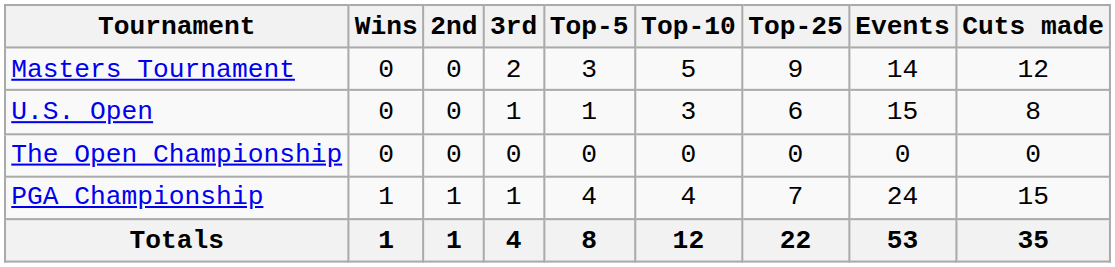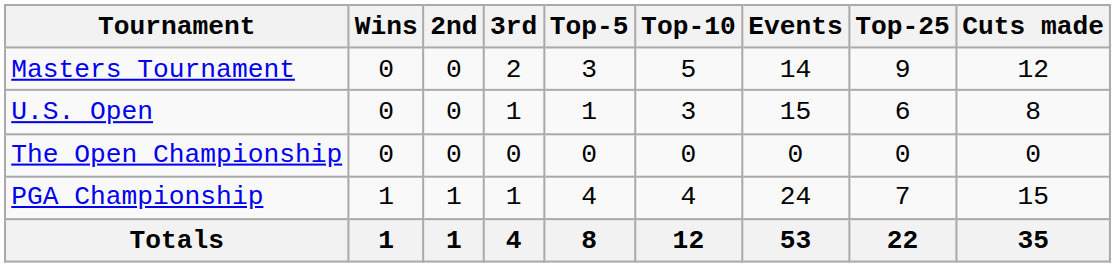columns swapped: (795, 26) <-> (903, 26)
